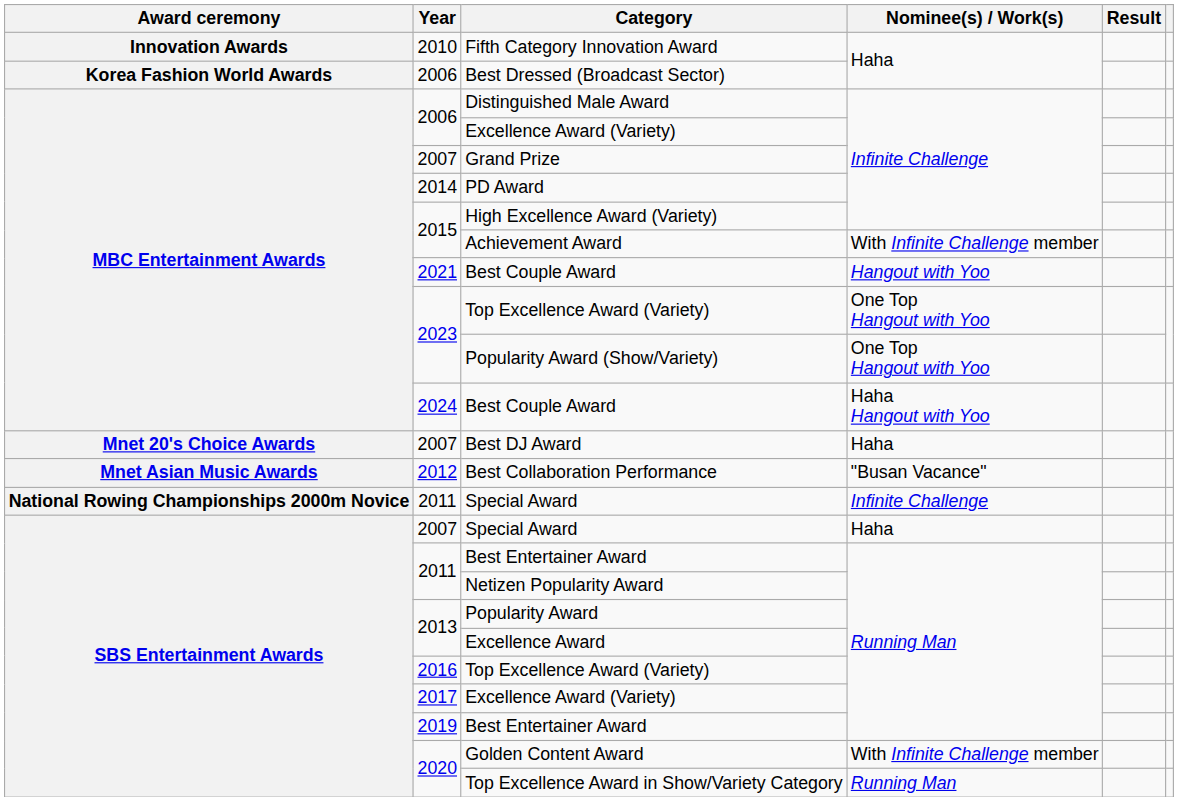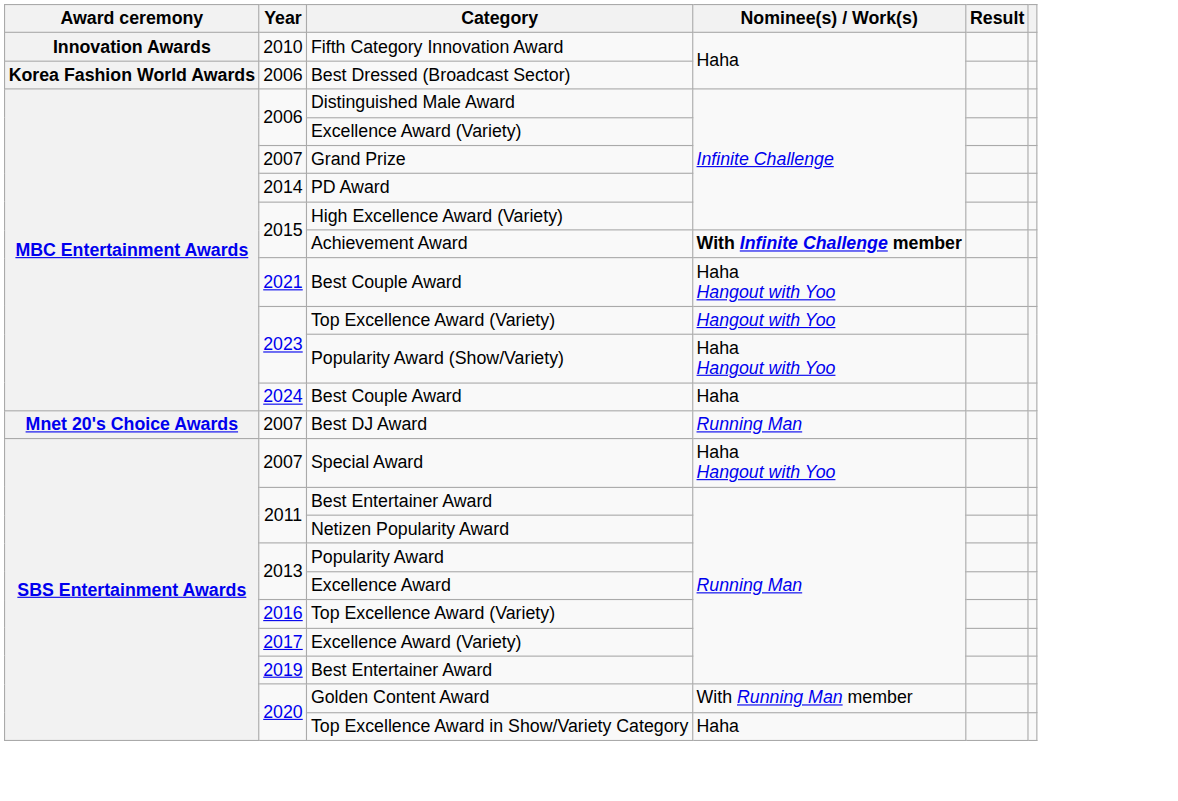(975, 243) normal -> (829, 243) bold
(920, 272) Hangout with Yoo -> (766, 282) Haha Hangout with Yoo
(920, 310) One Top Hangout with Yoo -> (766, 320) Hangout with Yoo
(920, 358) One Top Hangout with Yoo -> (766, 358) Haha Hangout with Yoo
(920, 406) Haha Hangout with Yoo -> (718, 396) Haha
(872, 444) Haha -> (749, 424) Running Man
- row: (437, 472)
- row: (437, 501)
(872, 529) Haha -> (766, 462) Haha Hangout with Yoo
(975, 754) With Infinite Challenge member -> (805, 698) With Running Man member
(904, 782) Running Man -> (718, 726) Haha
